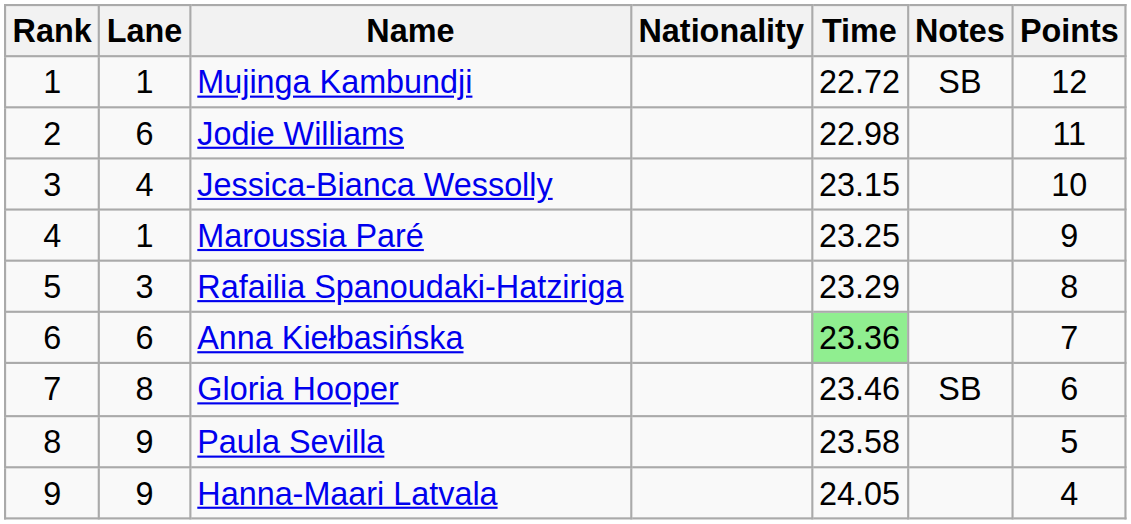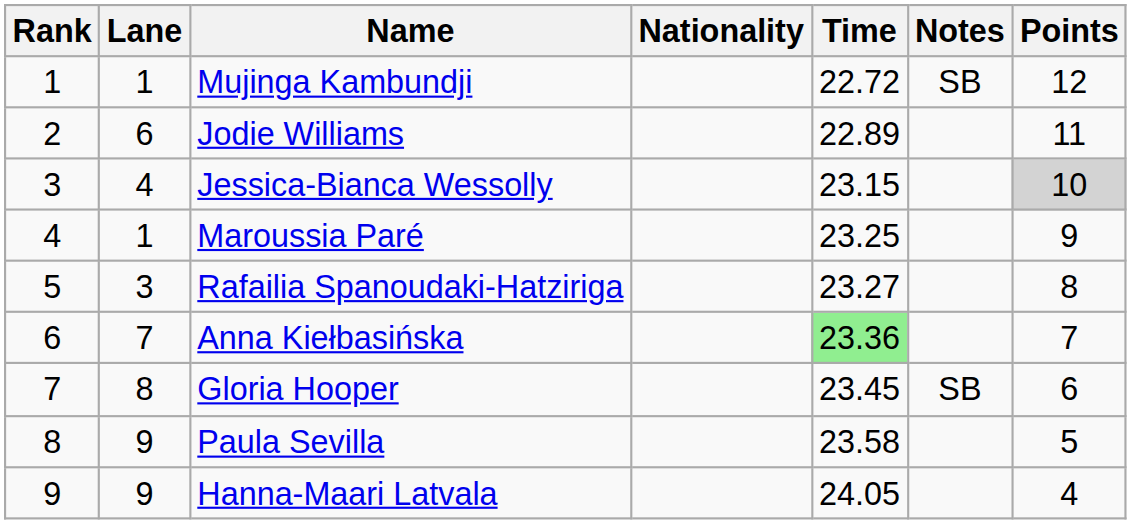(859, 133) 22.98 -> (859, 133) 22.89
(1069, 185) no background -> (1069, 185) lightgrey background
(859, 287) 23.29 -> (859, 287) 23.27
(144, 338) 6 -> (144, 338) 7
(859, 390) 23.46 -> (859, 390) 23.45
